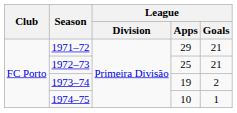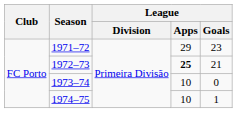(216, 47) 21 -> (216, 47) 23
(186, 64) normal -> (186, 64) bold
(186, 82) 19 -> (186, 82) 10
(216, 82) 2 -> (216, 82) 0
